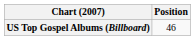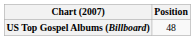(171, 27) 46 -> (171, 27) 48
